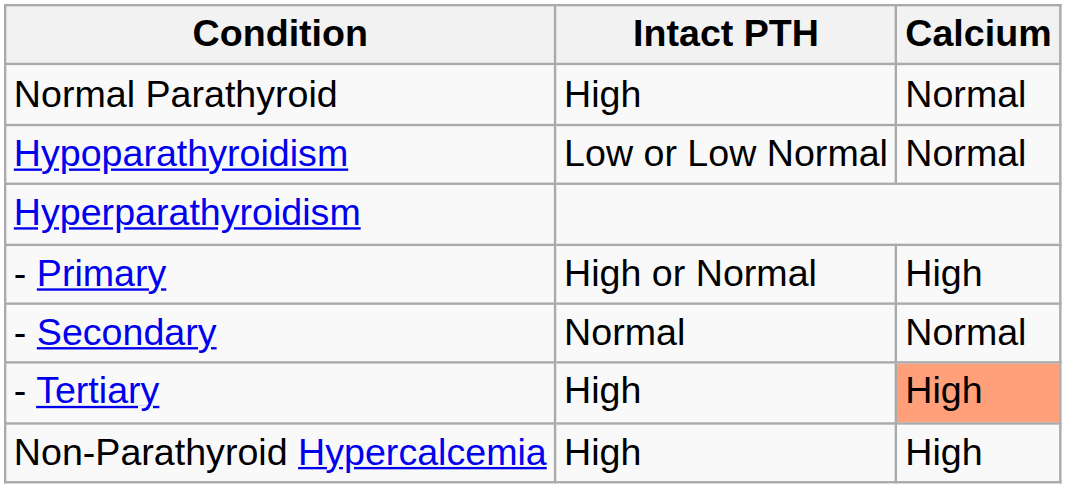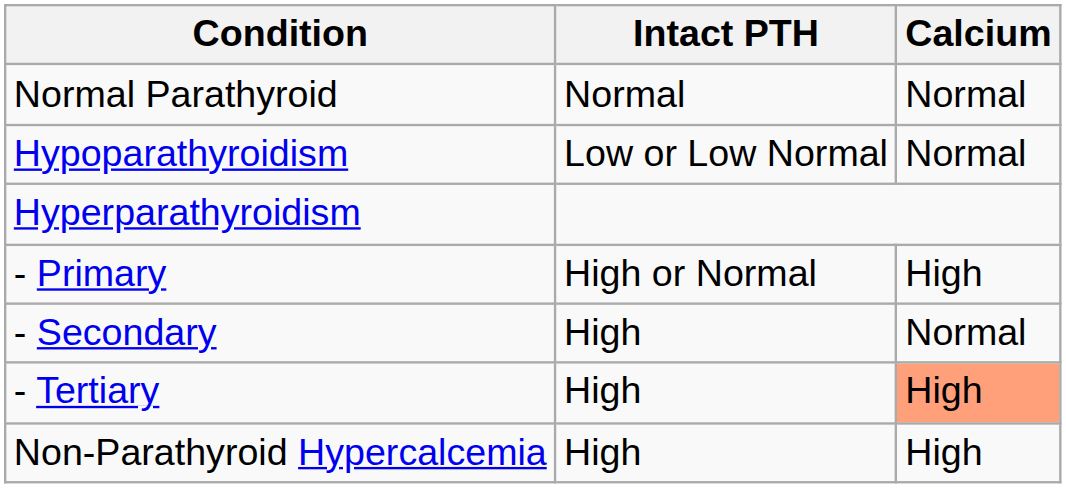(603, 93) High -> (625, 93) Normal
(625, 332) Normal -> (603, 332) High
